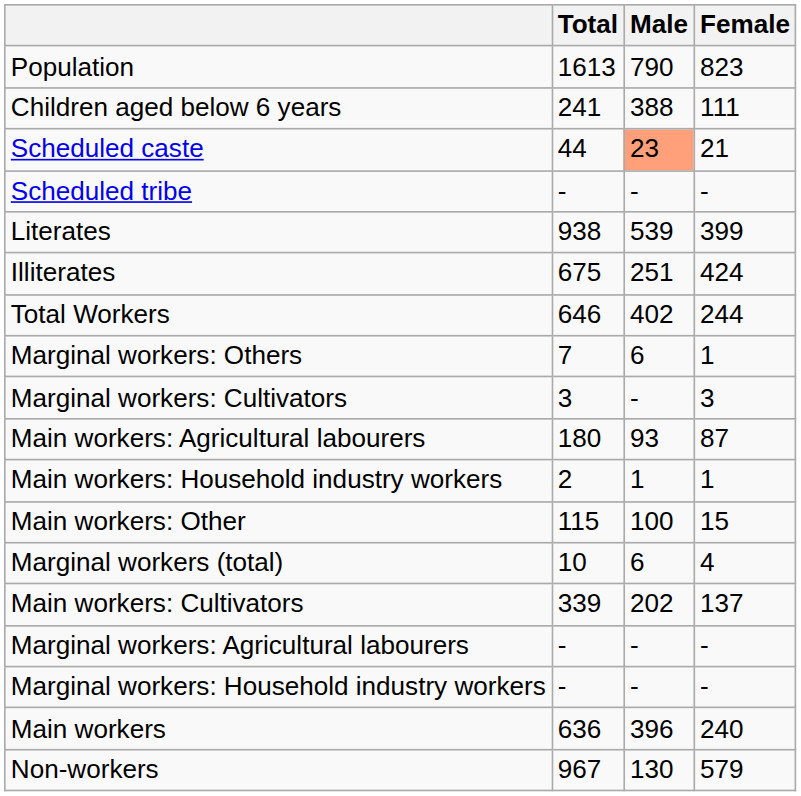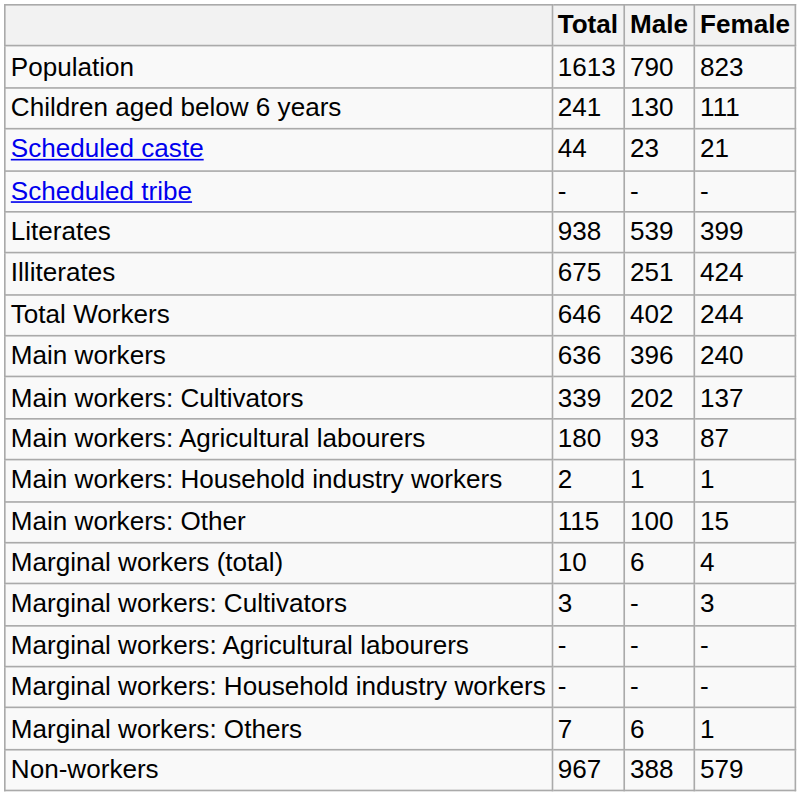(652, 107) 388 -> (652, 107) 130
(645, 149) lightsalmon background -> (645, 149) no background
rows swapped: (88, 728) <-> (156, 356)
rows swapped: (157, 604) <-> (179, 397)
(652, 769) 130 -> (652, 769) 388
